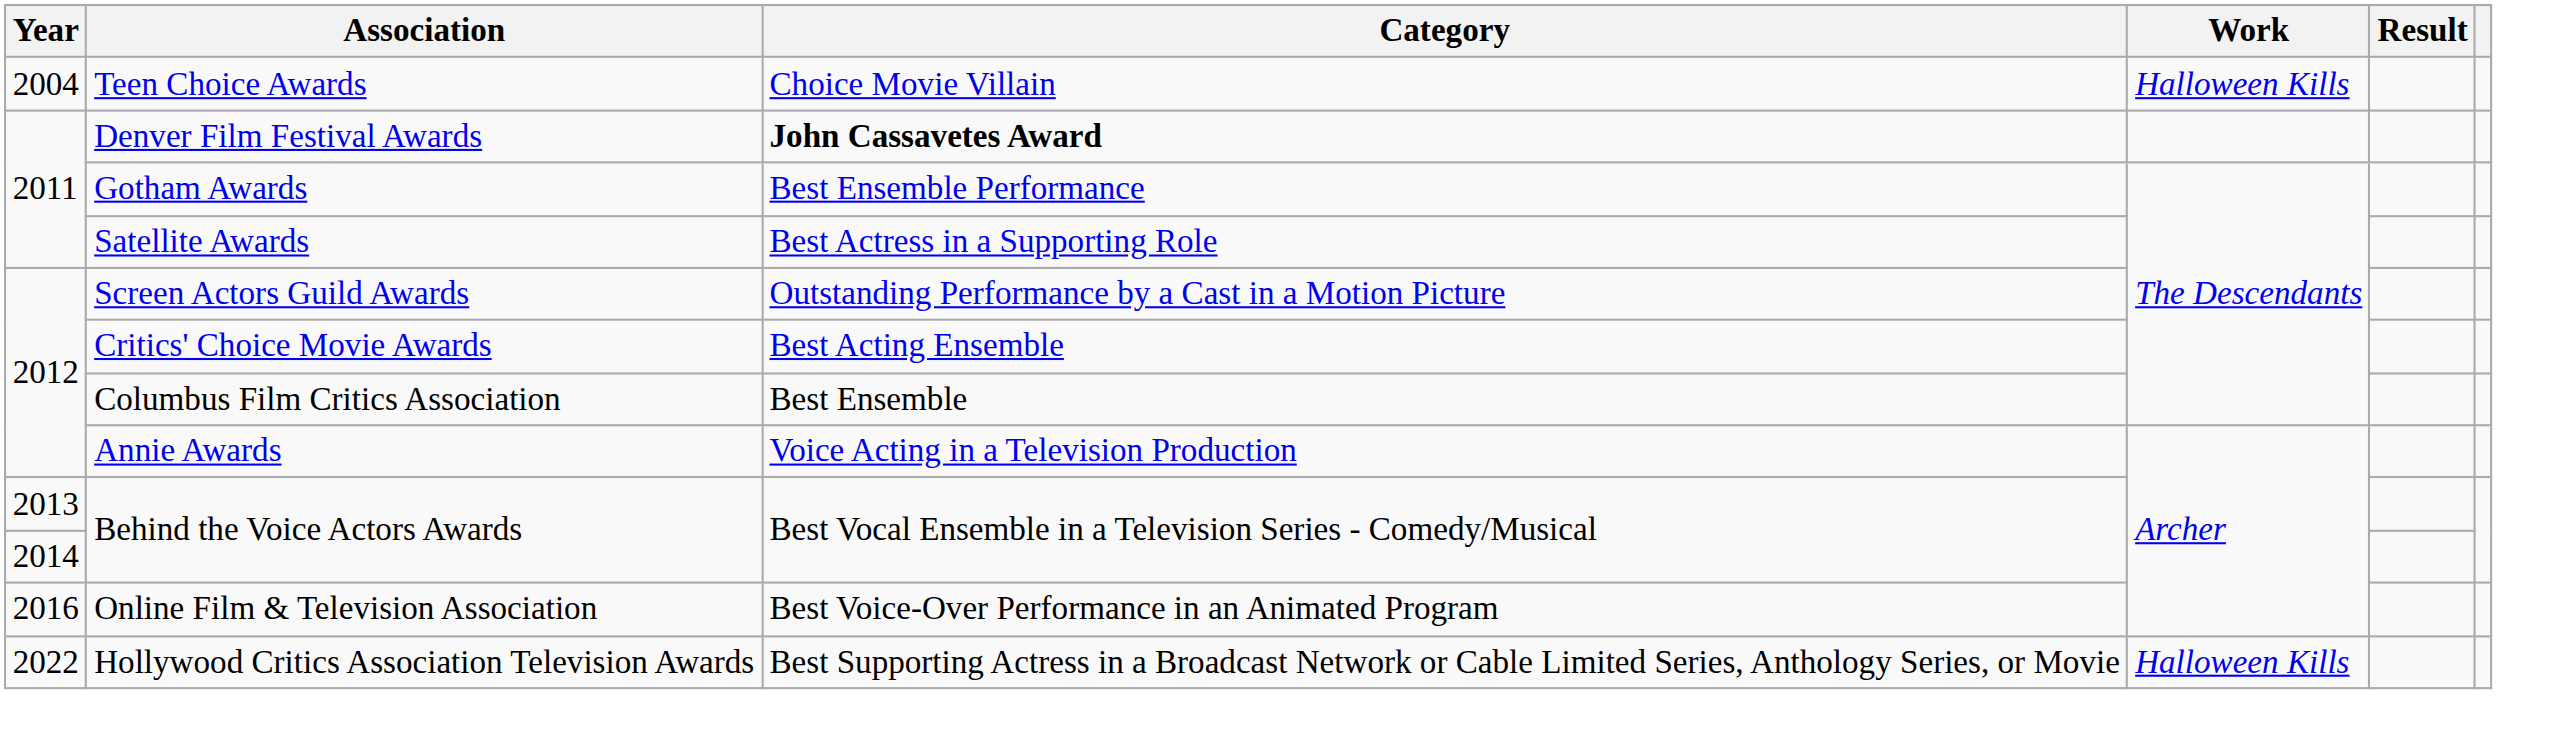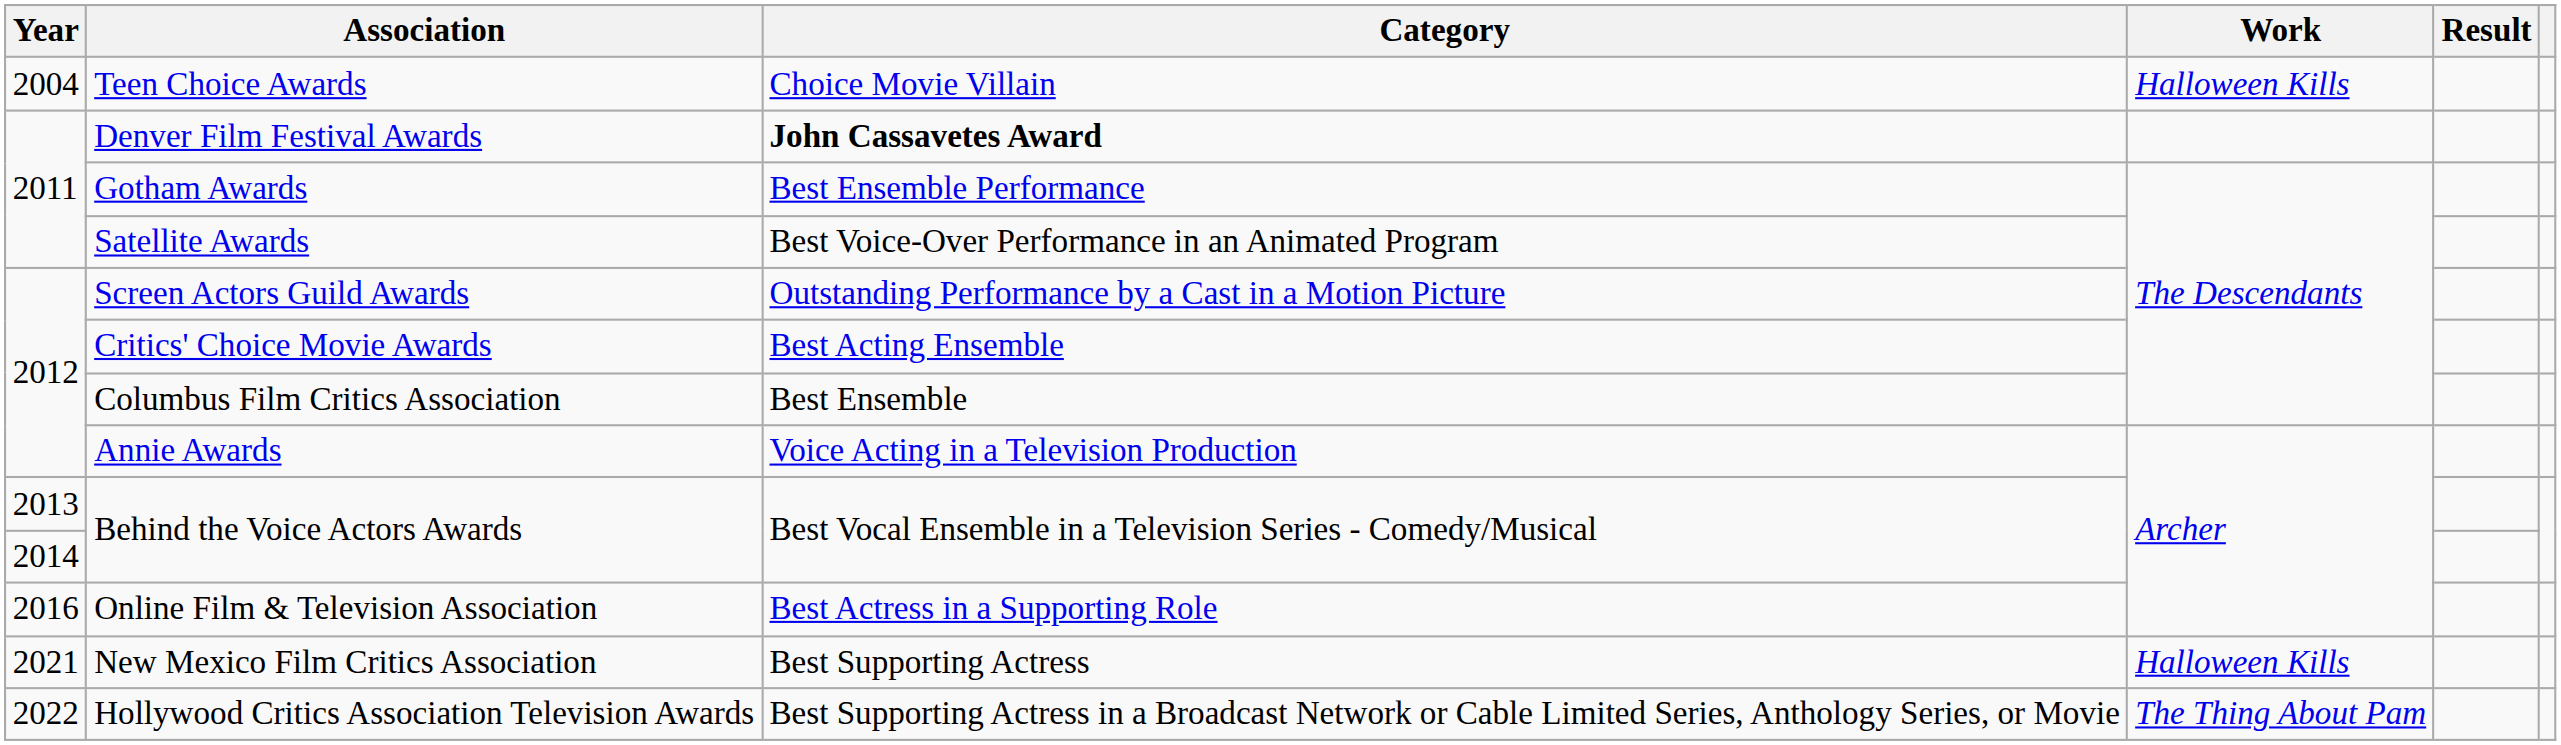(994, 240) Best Actress in a Supporting Role -> (1134, 240) Best Voice-Over Performance in an Animated Program
(1134, 608) Best Voice-Over Performance in an Animated Program -> (994, 608) Best Actress in a Supporting Role
+ row: (46, 661)
(2242, 661) Halloween Kills -> (2281, 713) The Thing About Pam
